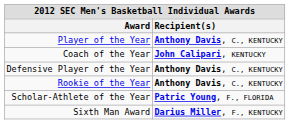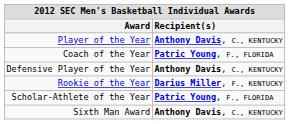(210, 54) John Calipari, KENTUCKY -> (214, 54) Patric Young, F., FLORIDA
(219, 83) Anthony Davis, C., KENTUCKY -> (219, 83) Darius Miller, F., KENTUCKY
(219, 112) Darius Miller, F., KENTUCKY -> (219, 112) Anthony Davis, C., KENTUCKY
